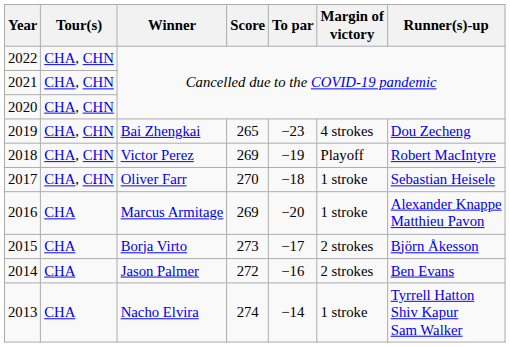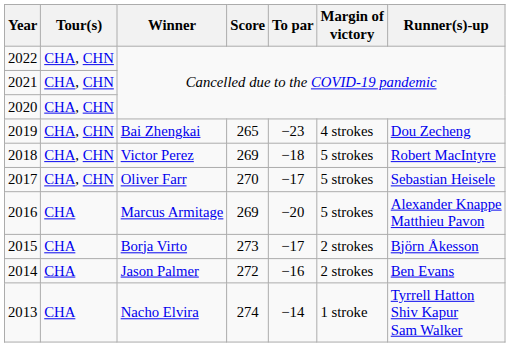(293, 155) −19 -> (293, 155) −18
(342, 155) Playoff -> (347, 155) 5 strokes
(293, 180) −18 -> (293, 180) −17
(344, 180) 1 stroke -> (347, 180) 5 strokes
(344, 213) 1 stroke -> (347, 213) 5 strokes
